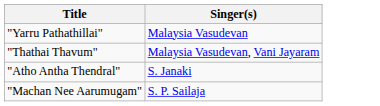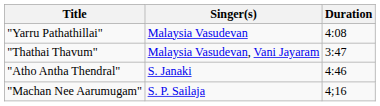+ column: (349, 14)
